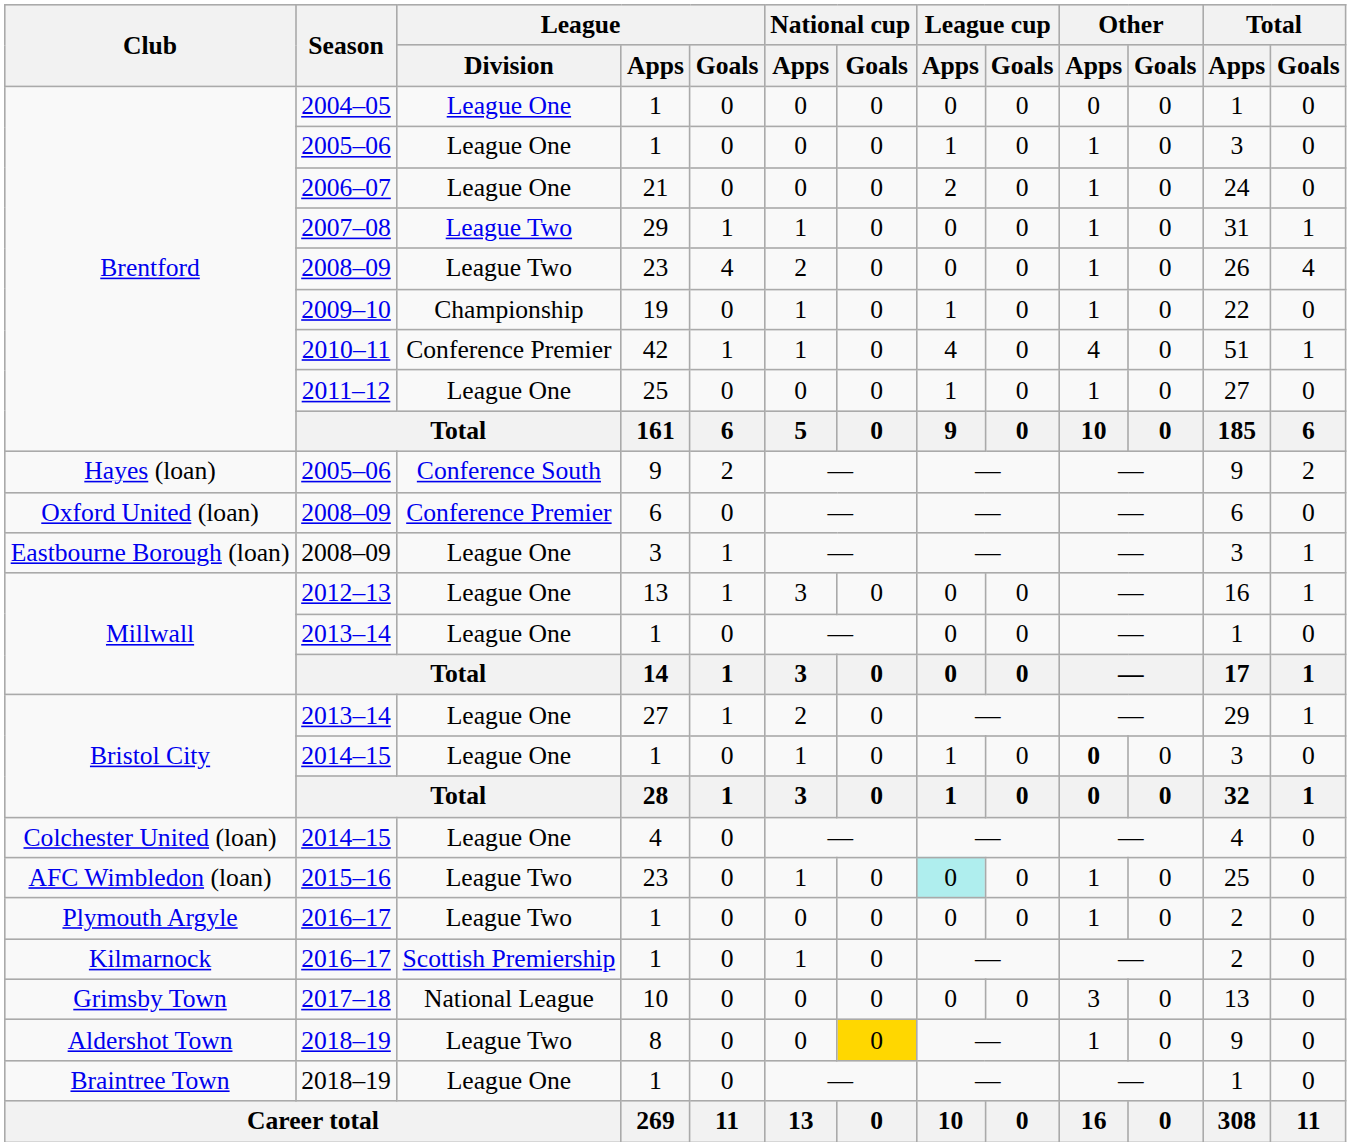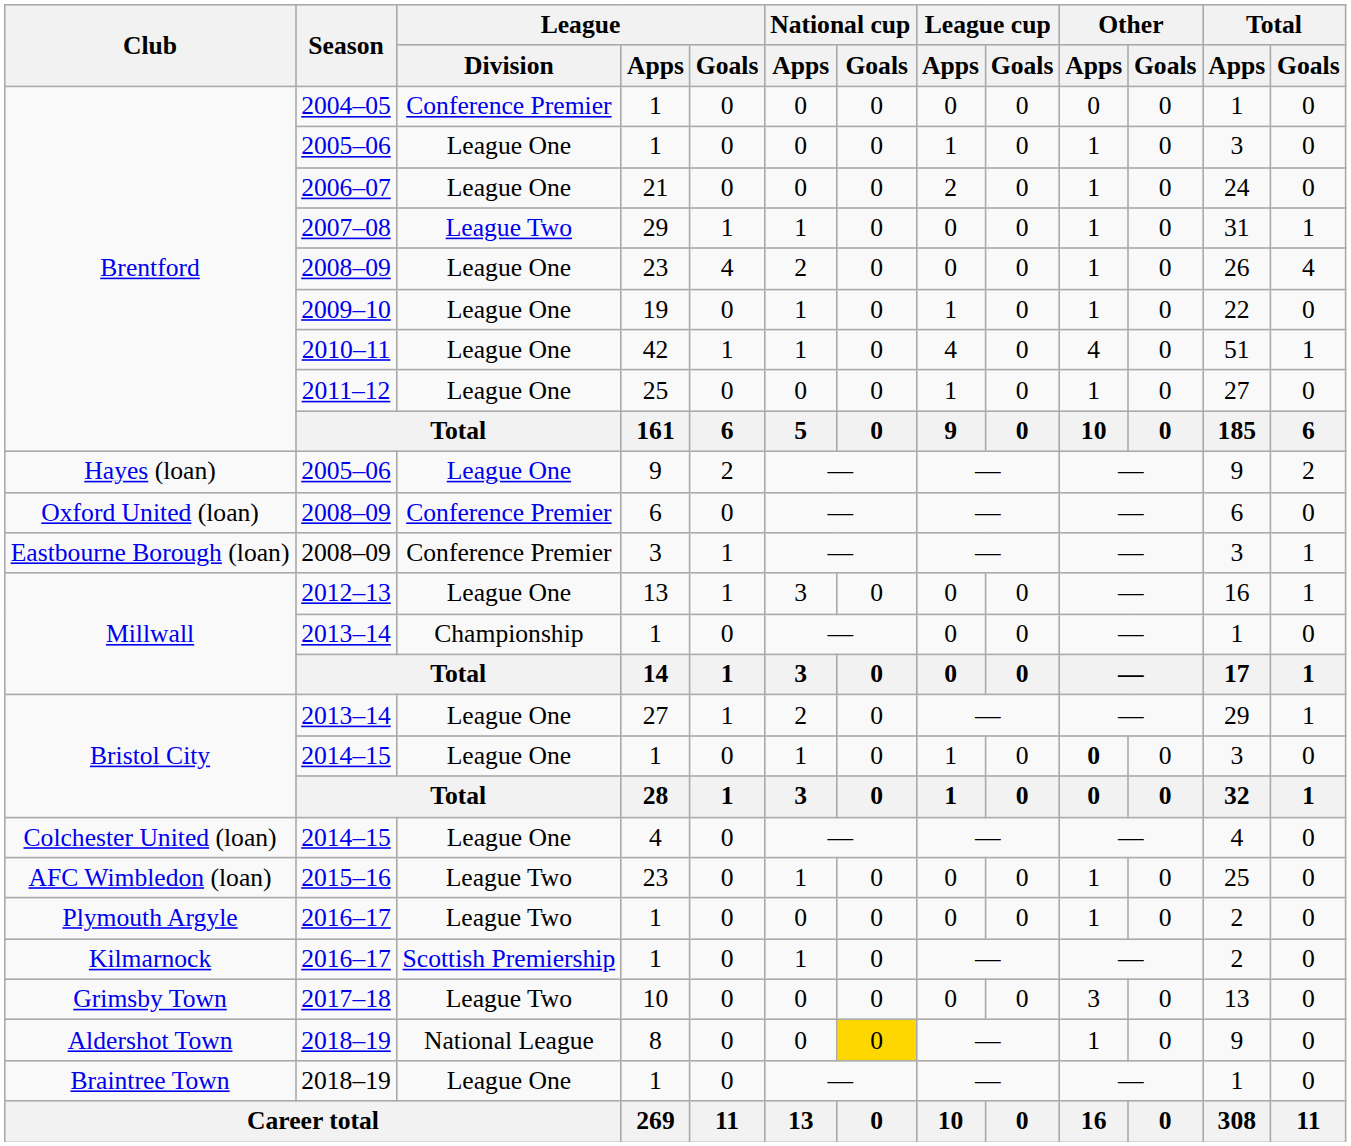(509, 106) League One -> (509, 106) Conference Premier
(509, 268) League Two -> (509, 268) League One
(509, 308) Championship -> (509, 308) League One
(509, 349) Conference Premier -> (509, 349) League One
(509, 471) Conference South -> (509, 471) League One
(509, 552) League One -> (509, 552) Conference Premier
(509, 633) League One -> (509, 633) Championship
(951, 877) paleturquoise background -> (951, 877) no background
(509, 999) National League -> (509, 999) League Two
(509, 1039) League Two -> (509, 1039) National League
